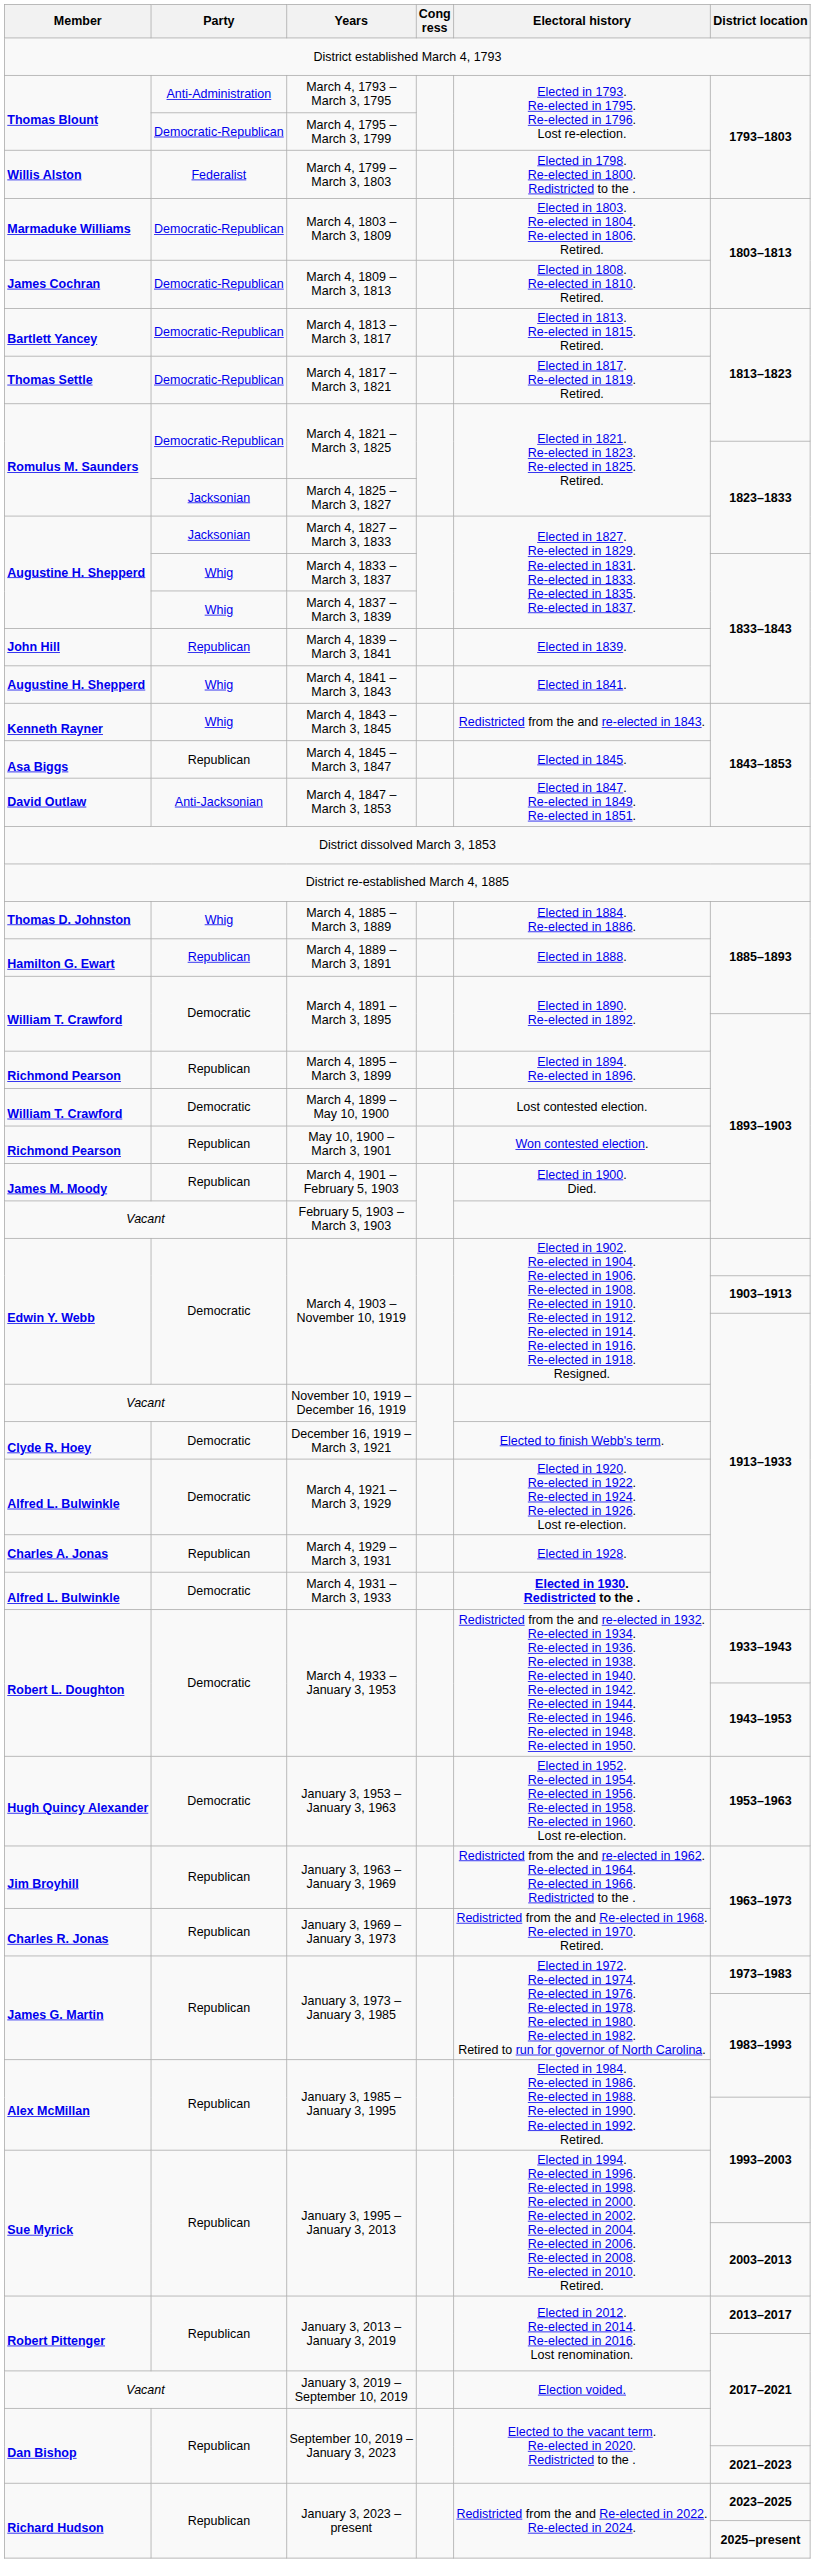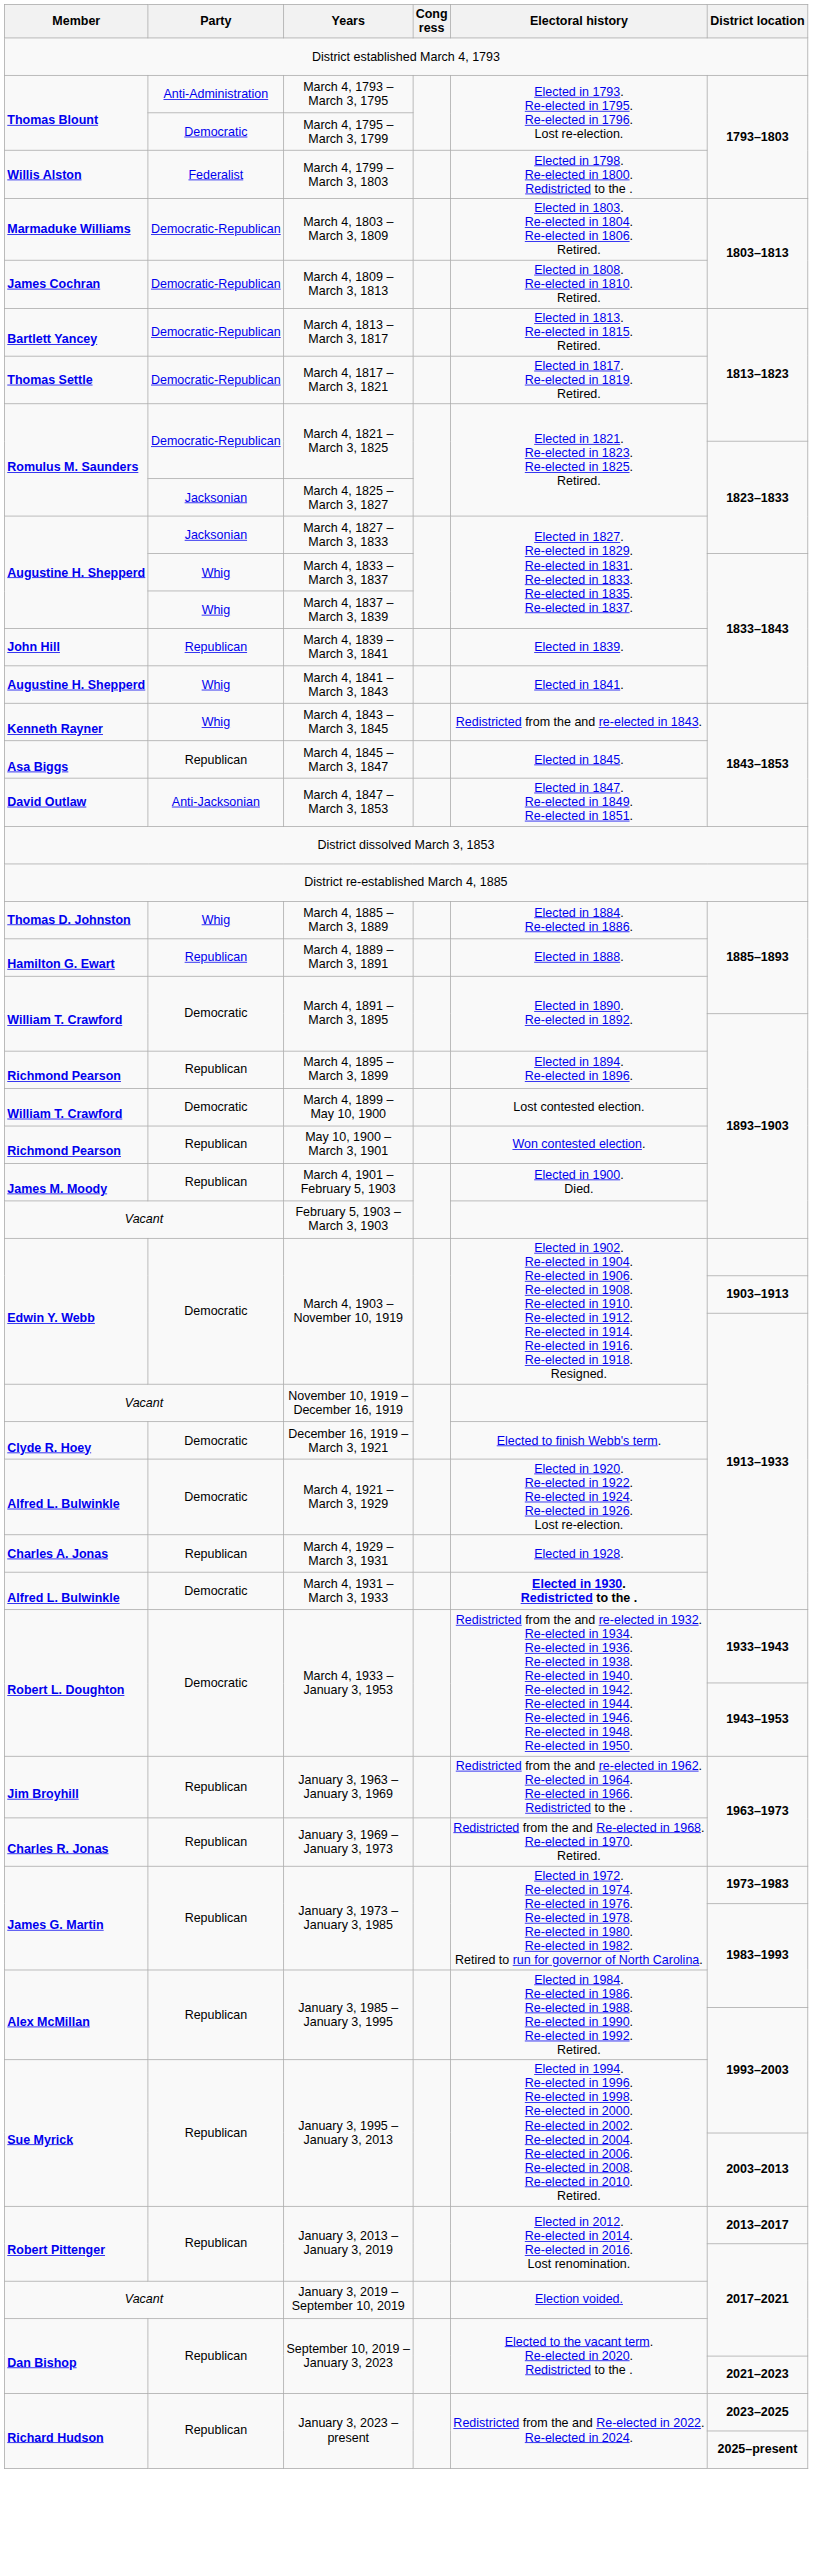(219, 131) Democratic-Republican -> (216, 131) Democratic
- row: (78, 1808)
